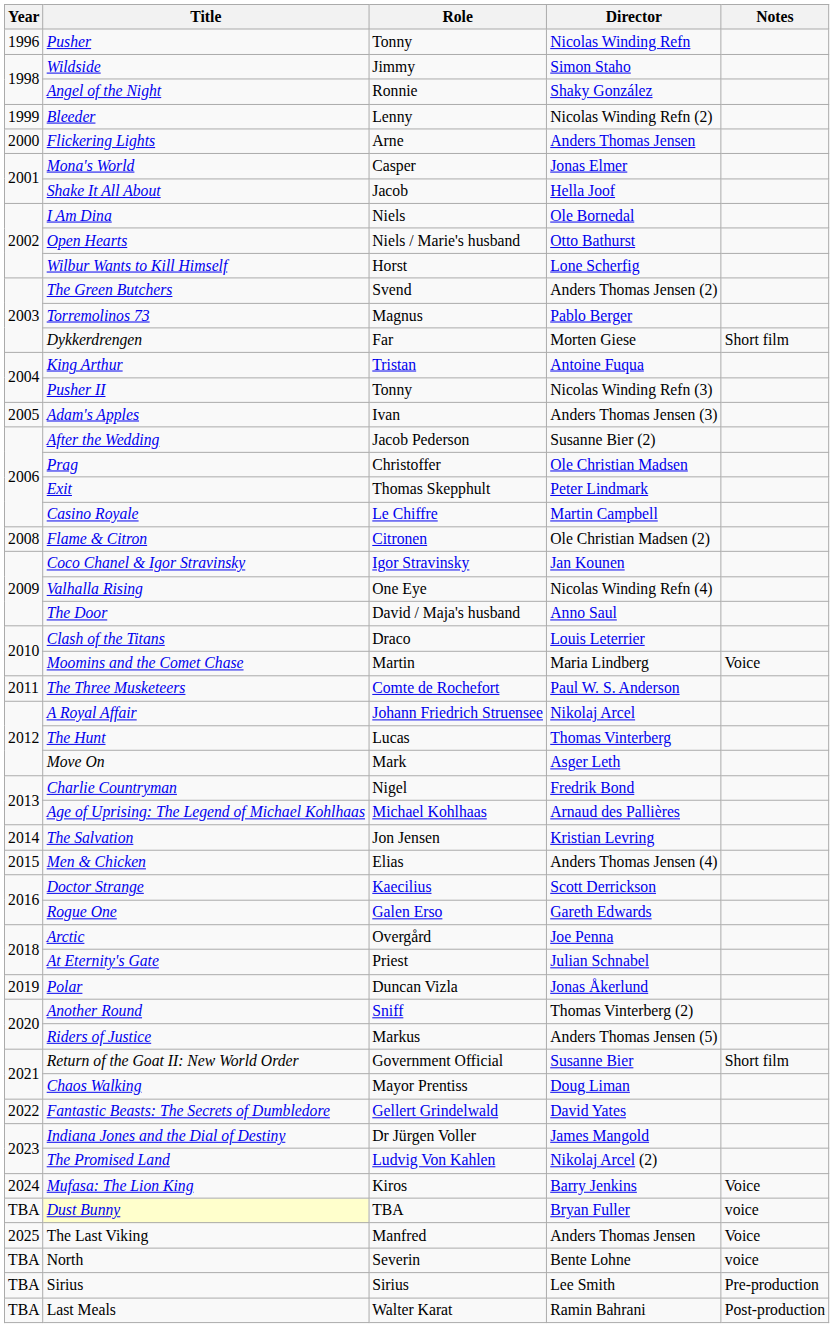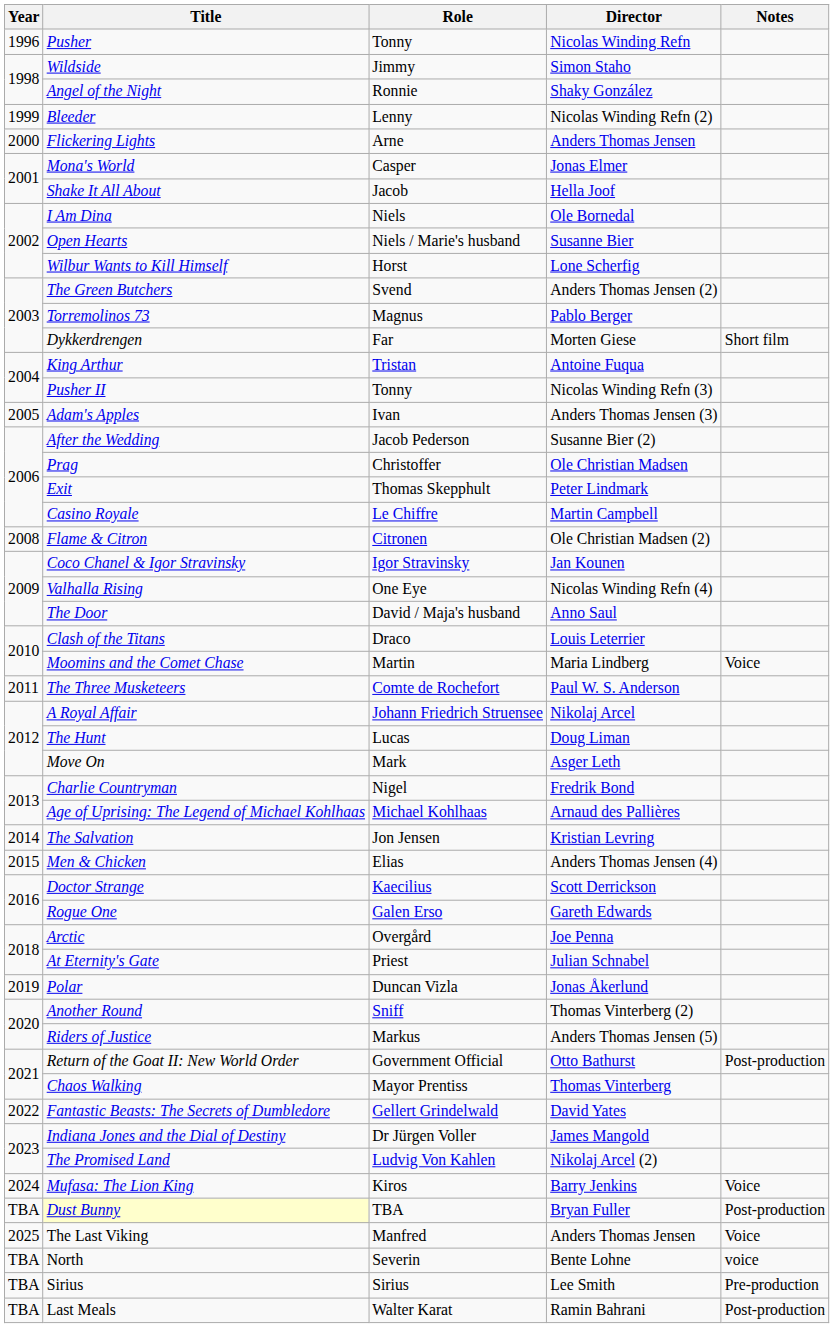(593, 240) Otto Bathurst -> (592, 240) Susanne Bier
(611, 738) Thomas Vinterberg -> (590, 738) Doug Liman
(592, 1061) Susanne Bier -> (593, 1061) Otto Bathurst
(757, 1061) Short film -> (775, 1061) Post-production
(590, 1086) Doug Liman -> (611, 1086) Thomas Vinterberg
(742, 1210) voice -> (775, 1210) Post-production
